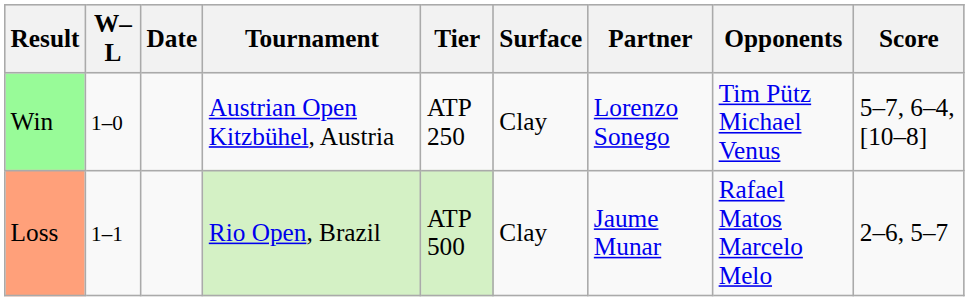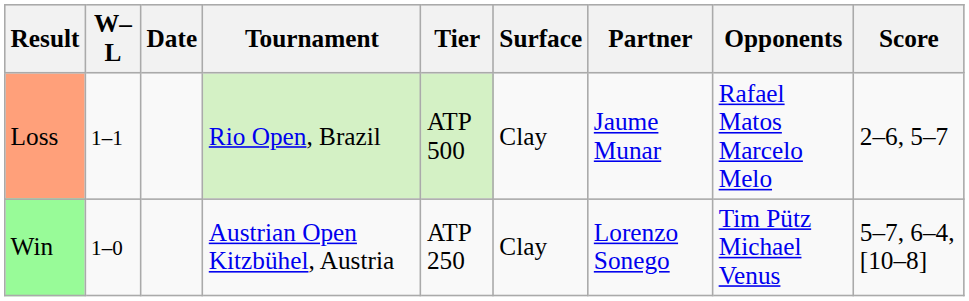rows swapped: (32, 121) <-> (35, 232)
